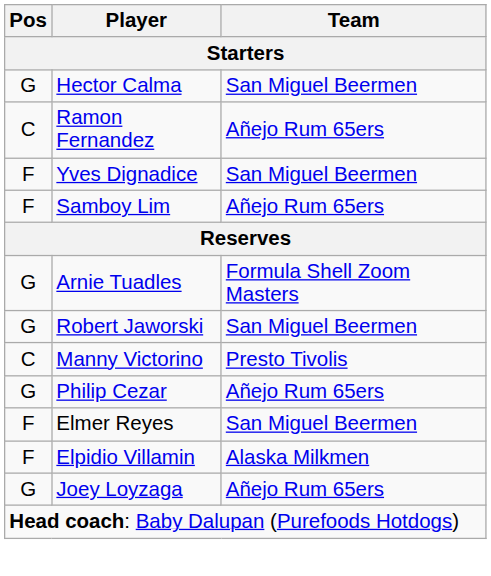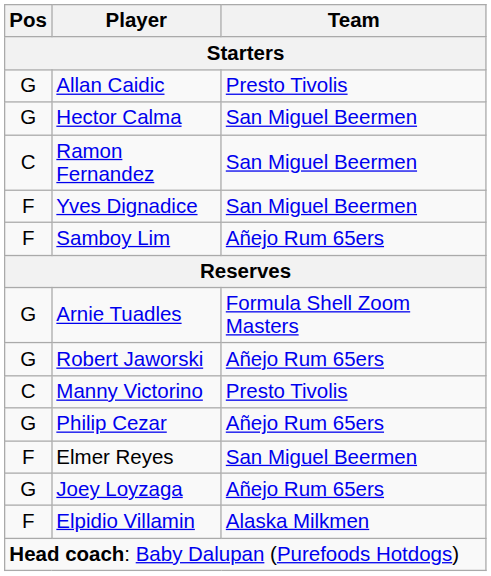+ row: (110, 85)
(305, 129) Añejo Rum 65ers -> (321, 162) San Miguel Beermen
(321, 326) San Miguel Beermen -> (305, 359) Añejo Rum 65ers
rows swapped: (120, 489) <-> (126, 456)
